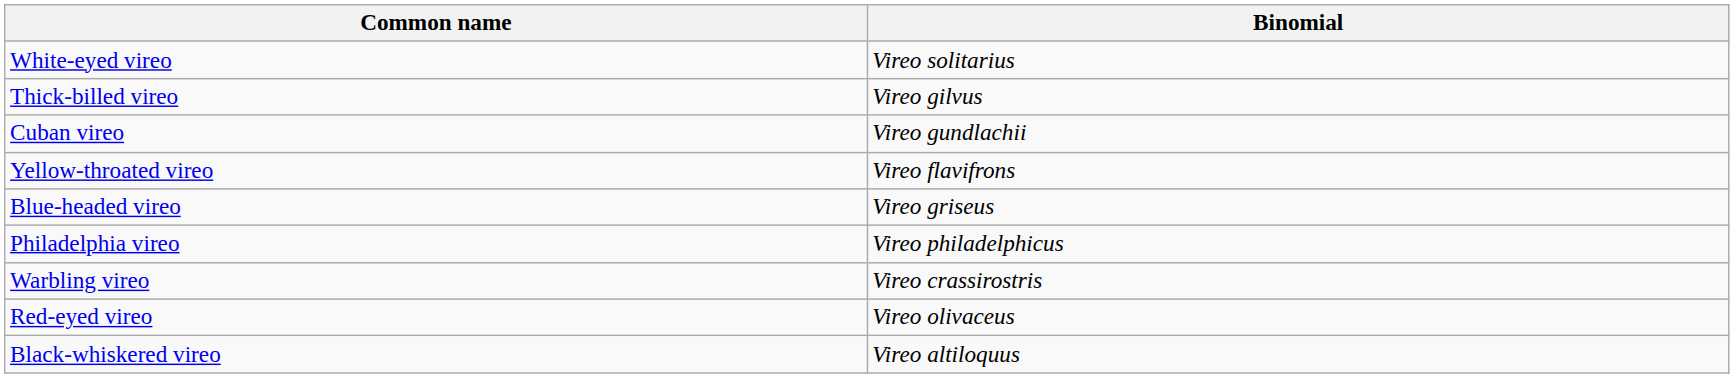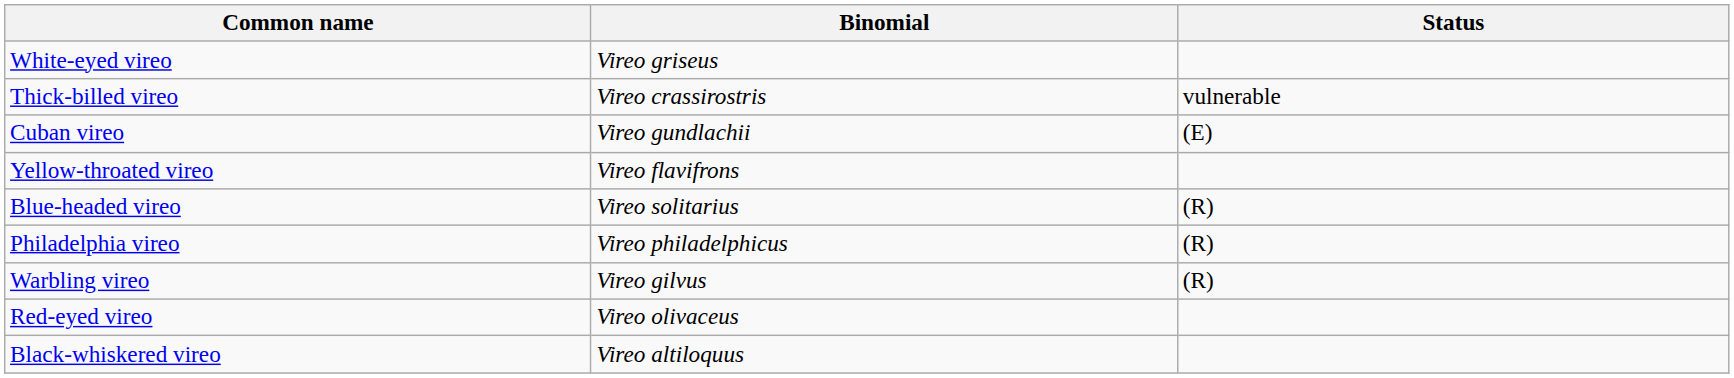+ column: (1453, 22)
(944, 59) Vireo solitarius -> (657, 59) Vireo griseus
(927, 96) Vireo gilvus -> (681, 96) Vireo crassirostris
(933, 206) Vireo griseus -> (668, 206) Vireo solitarius
(957, 280) Vireo crassirostris -> (652, 280) Vireo gilvus
